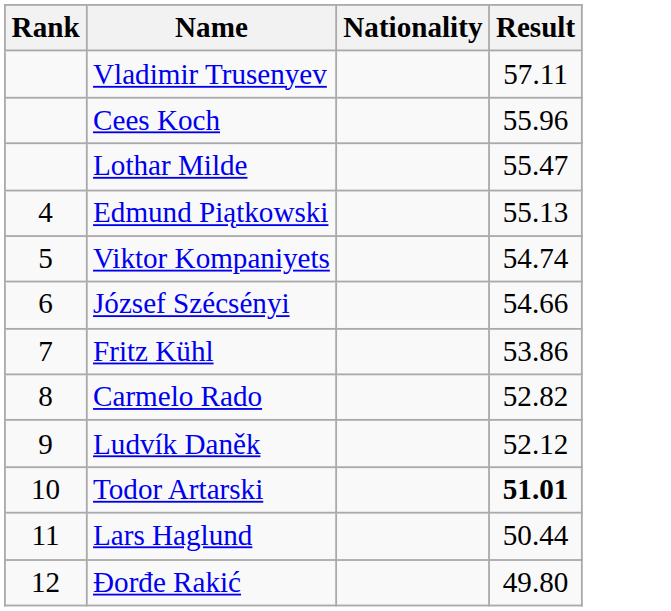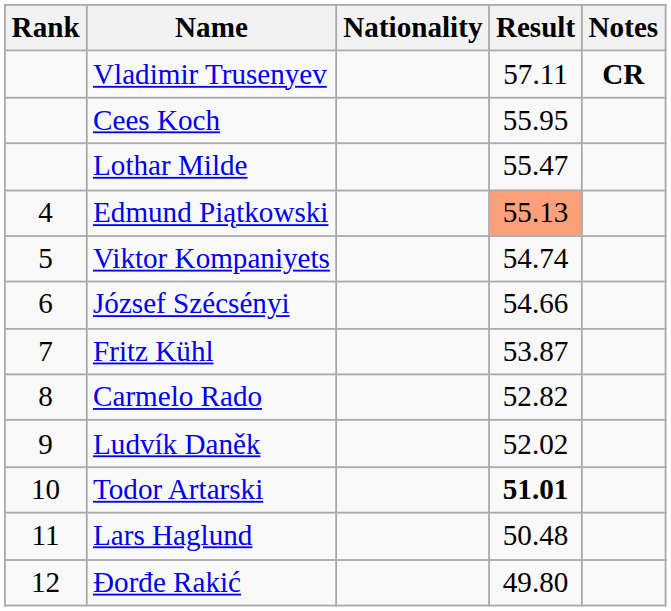+ column: (623, 27)
(536, 119) 55.96 -> (536, 119) 55.95
(536, 212) no background -> (536, 212) lightsalmon background
(536, 350) 53.86 -> (536, 350) 53.87
(536, 443) 52.12 -> (536, 443) 52.02
(536, 535) 50.44 -> (536, 535) 50.48
